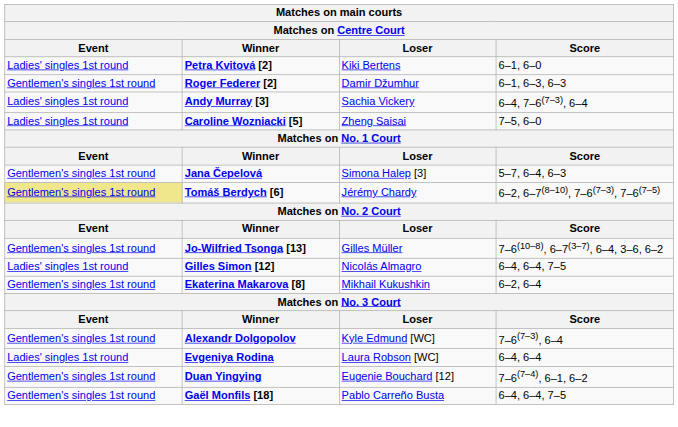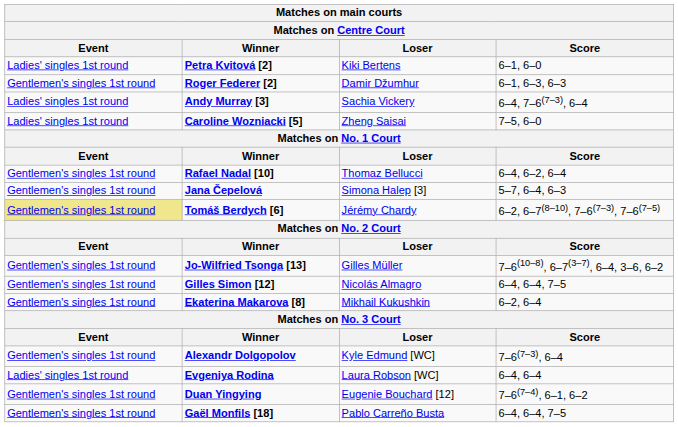+ row: (229, 173)
(68, 267) Ladies' singles 1st round -> (81, 284) Gentlemen's singles 1st round
